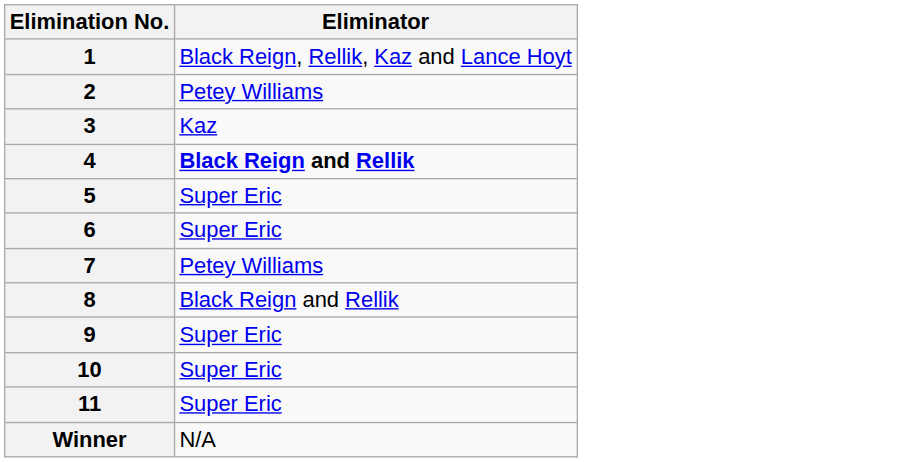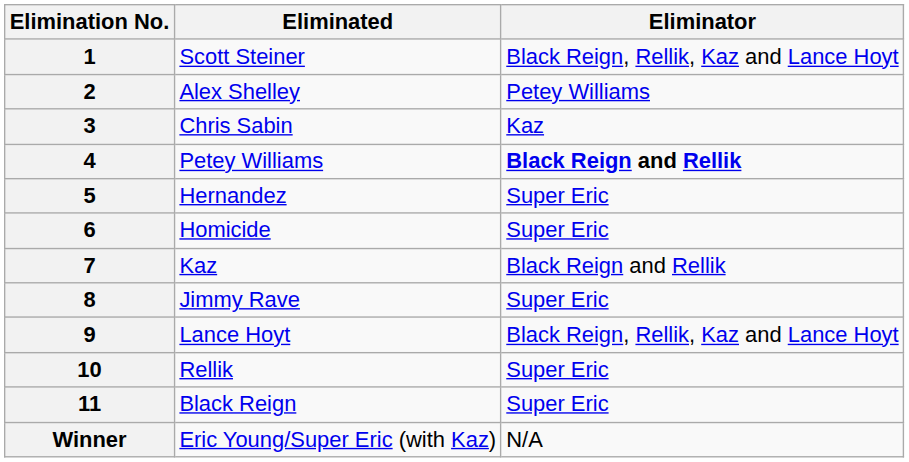+ column: (338, 21)
(251, 265) Petey Williams -> (616, 265) Black Reign and Rellik
(289, 299) Black Reign and Rellik -> (557, 299) Super Eric
(231, 334) Super Eric -> (702, 334) Black Reign, Rellik, Kaz and Lance Hoyt
